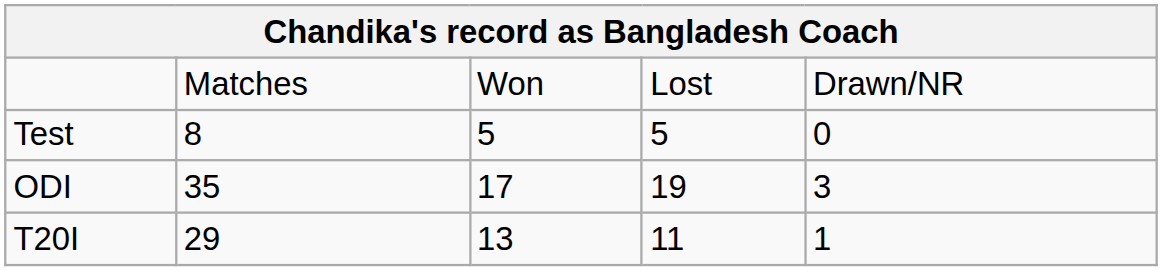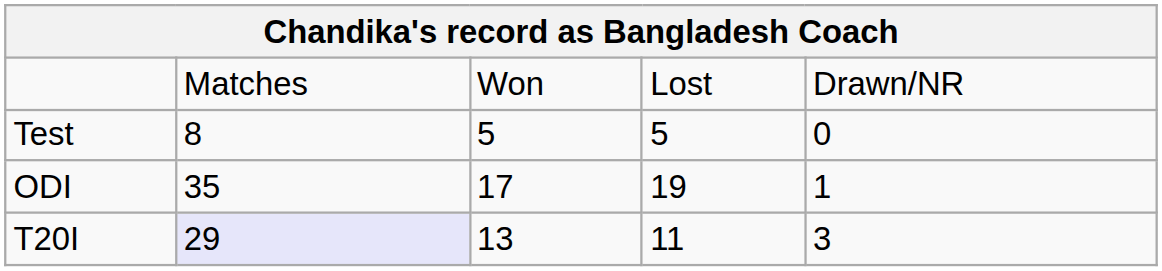(822, 187) 3 -> (822, 187) 1
(202, 239) no background -> (202, 239) lavender background
(822, 239) 1 -> (822, 239) 3
